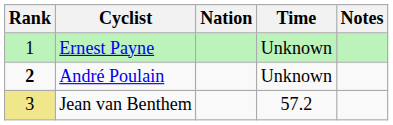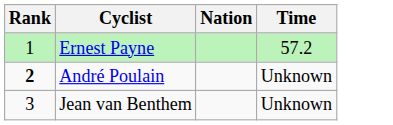- column: (362, 18)
(296, 47) Unknown -> (296, 47) 57.2
(30, 104) khaki background -> (30, 104) no background
(296, 104) 57.2 -> (296, 104) Unknown
